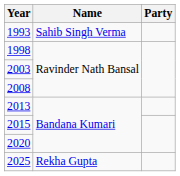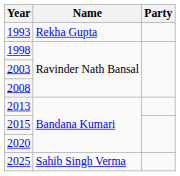(81, 32) Sahib Singh Verma -> (66, 32) Rekha Gupta
(66, 161) Rekha Gupta -> (81, 161) Sahib Singh Verma
